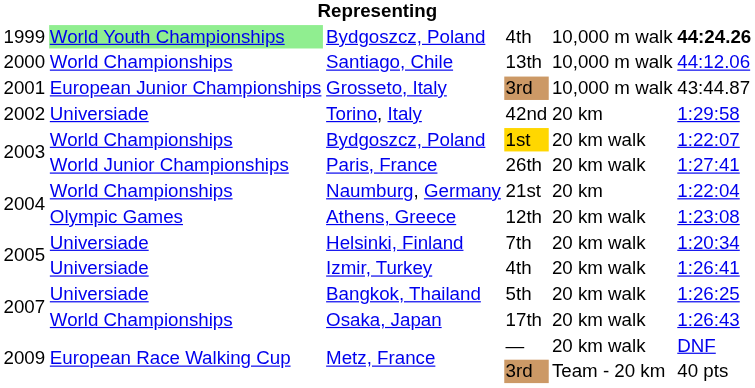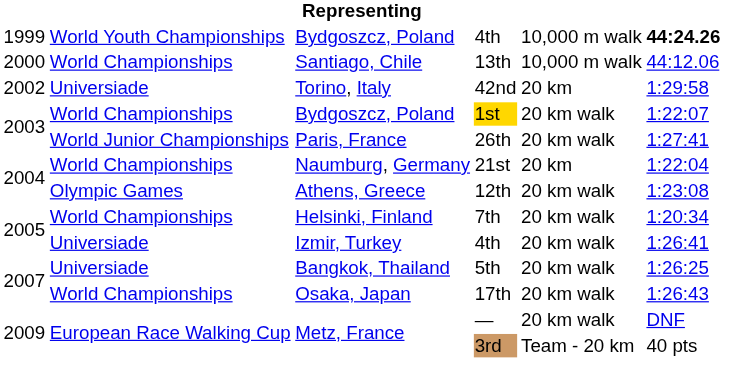(167, 36) lightgreen background -> (167, 36) no background
- row: (386, 88)
(99, 242) Universiade -> (141, 216) World Championships
